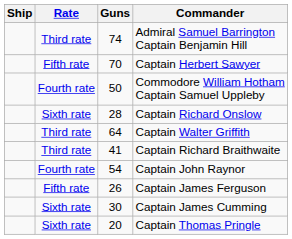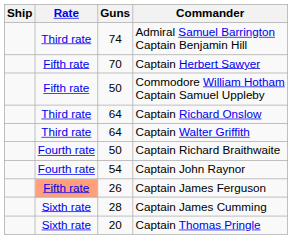(66, 89) Fourth rate -> (66, 89) Fifth rate
(66, 114) Sixth rate -> (66, 114) Third rate
(115, 114) 28 -> (115, 114) 64
(66, 151) Third rate -> (66, 151) Fourth rate
(115, 151) 41 -> (115, 151) 50
(66, 188) no background -> (66, 188) lightsalmon background
(115, 206) 30 -> (115, 206) 28
